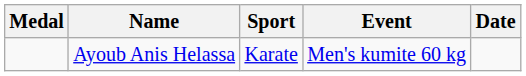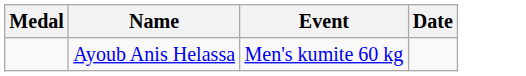- column: (271, 21)
